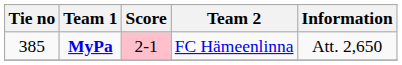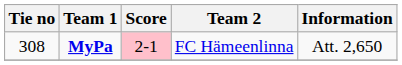(32, 45) 385 -> (32, 45) 308
